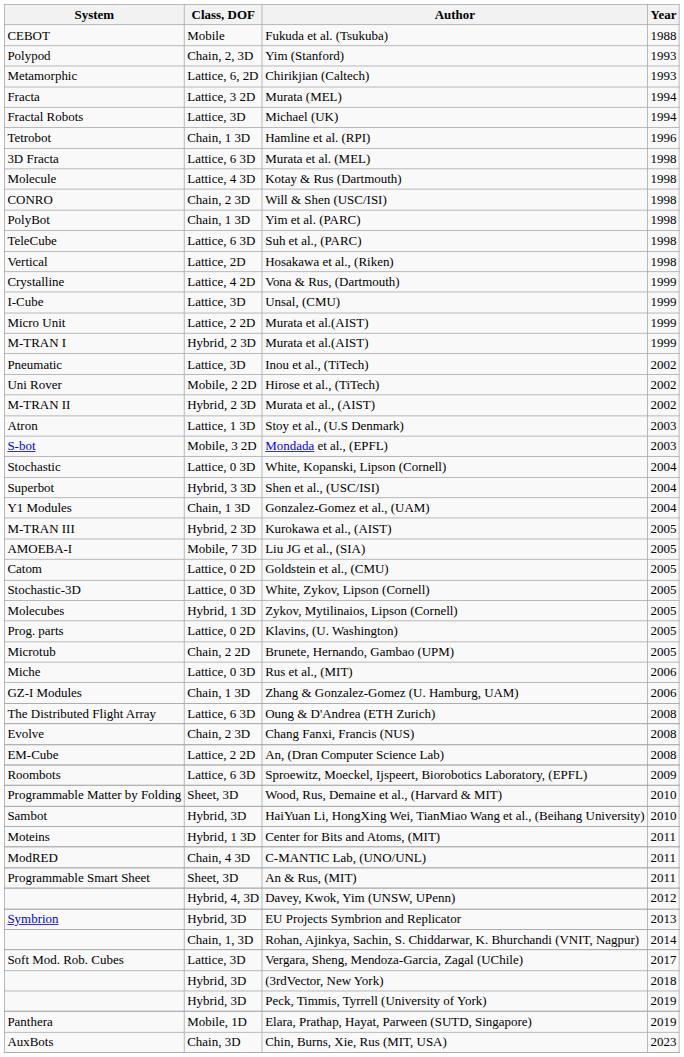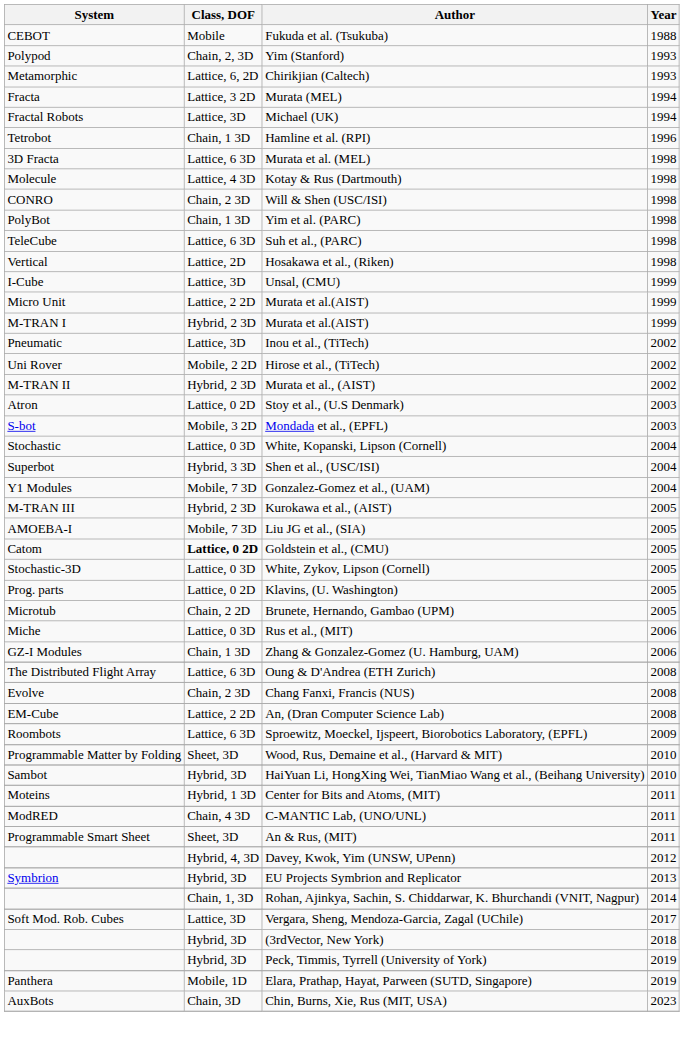- row: (36, 281)
(221, 425) Lattice, 1 3D -> (221, 405) Lattice, 0 2D
(219, 508) Chain, 1 3D -> (222, 487) Mobile, 7 3D
(221, 569) normal -> (223, 549) bold
- row: (36, 610)
